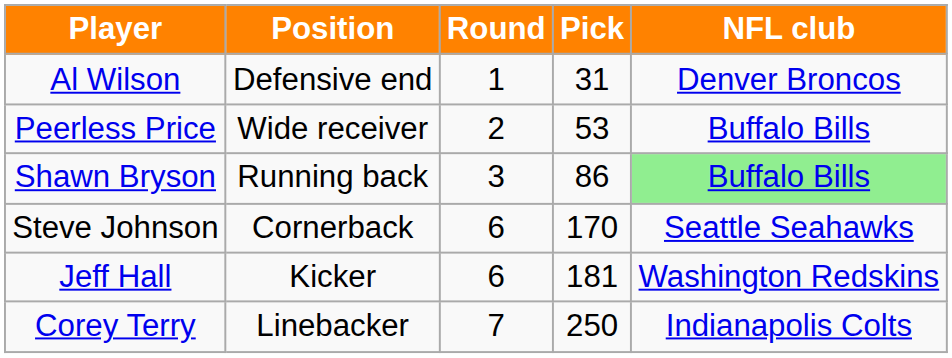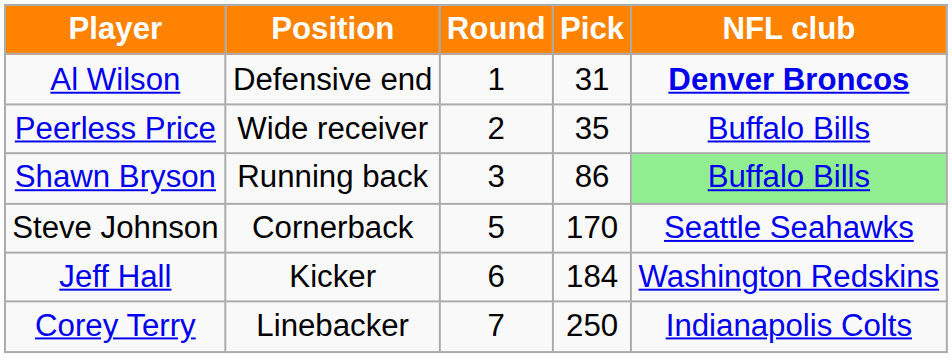(789, 78) normal -> (789, 78) bold
(592, 128) 53 -> (592, 128) 35
(496, 227) 6 -> (496, 227) 5
(592, 276) 181 -> (592, 276) 184
